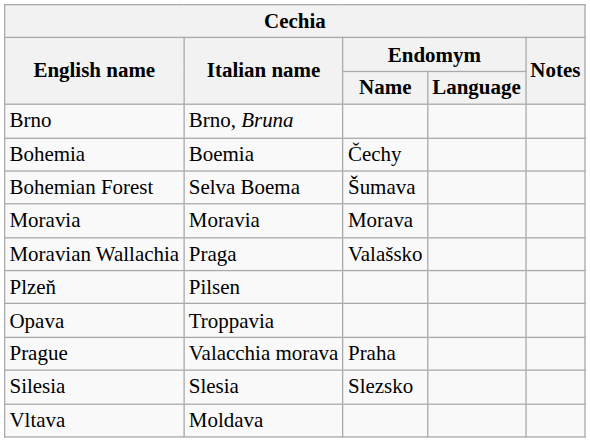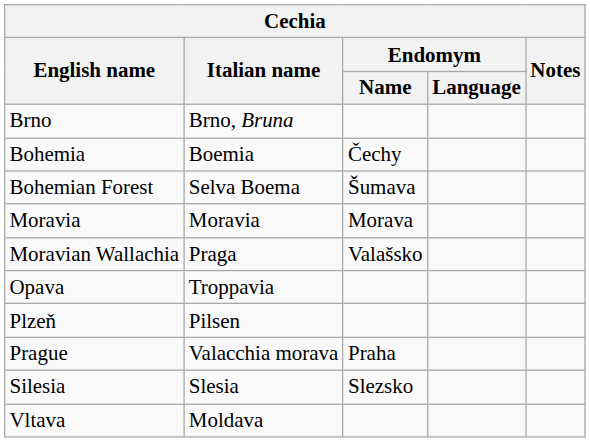rows swapped: (37, 320) <-> (33, 287)
